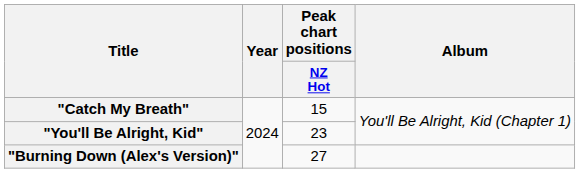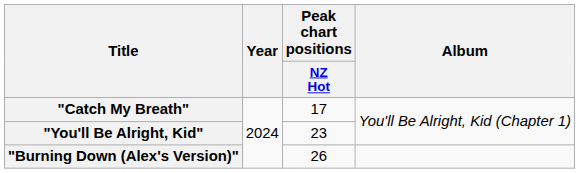(319, 109) 15 -> (319, 109) 17
(319, 156) 27 -> (319, 156) 26
